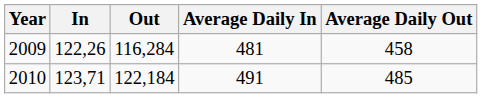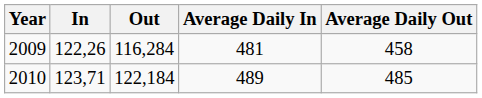(250, 78) 491 -> (250, 78) 489
